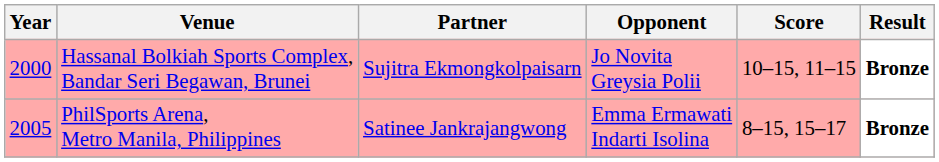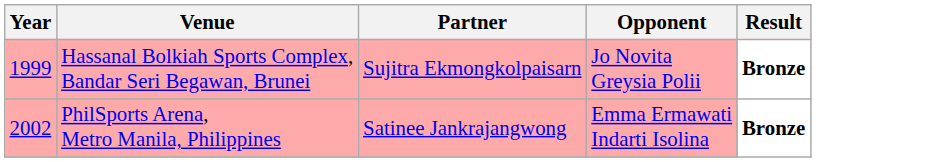- column: (799, 22)
(30, 68) 2000 -> (30, 68) 1999
(30, 127) 2005 -> (30, 127) 2002
